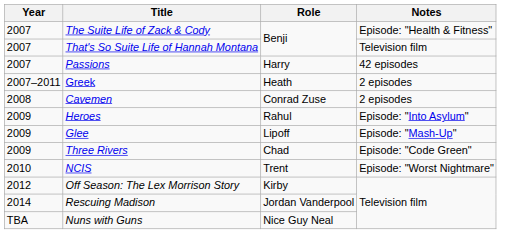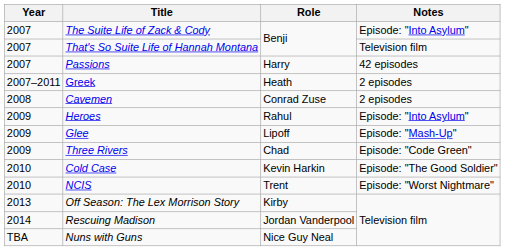(426, 30) Episode: "Health & Fitness" -> (414, 30) Episode: "Into Asylum"
+ row: (91, 168)
(19, 185) 2012 -> (19, 202) 2013
